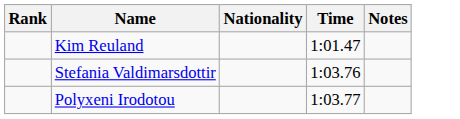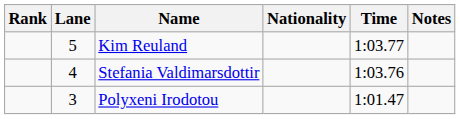+ column: (73, 18)
(335, 45) 1:01.47 -> (379, 45) 1:03.77
(335, 100) 1:03.77 -> (379, 100) 1:01.47
